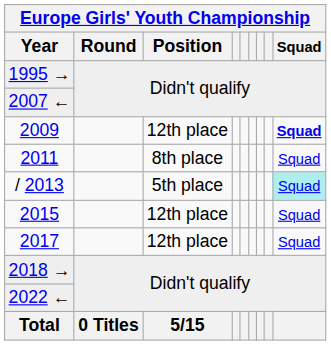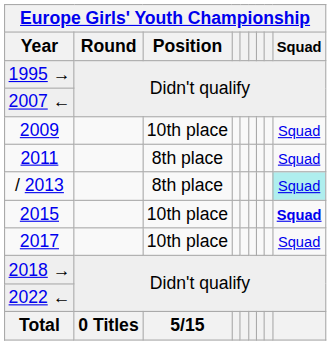(187, 130) 12th place -> (187, 130) 10th place
(299, 130) bold -> (299, 131) normal
(187, 185) 5th place -> (187, 185) 8th place
(187, 213) 12th place -> (187, 213) 10th place
(299, 214) normal -> (299, 213) bold
(187, 241) 12th place -> (187, 241) 10th place
